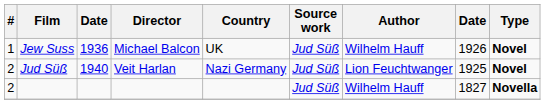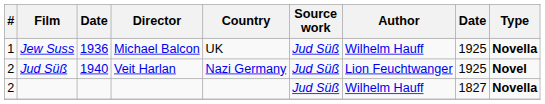(472, 48) 1926 -> (472, 48) 1925
(510, 48) Novel -> (515, 48) Novella
